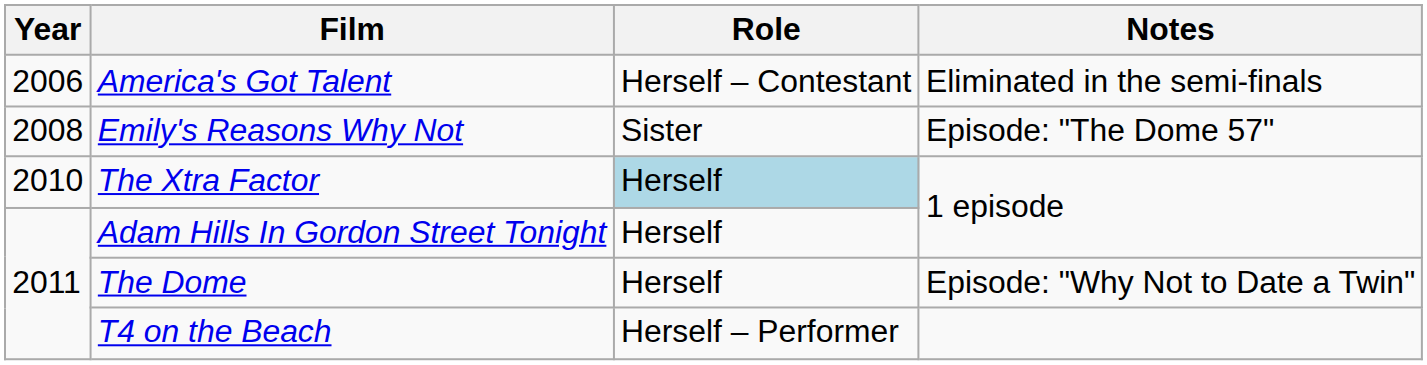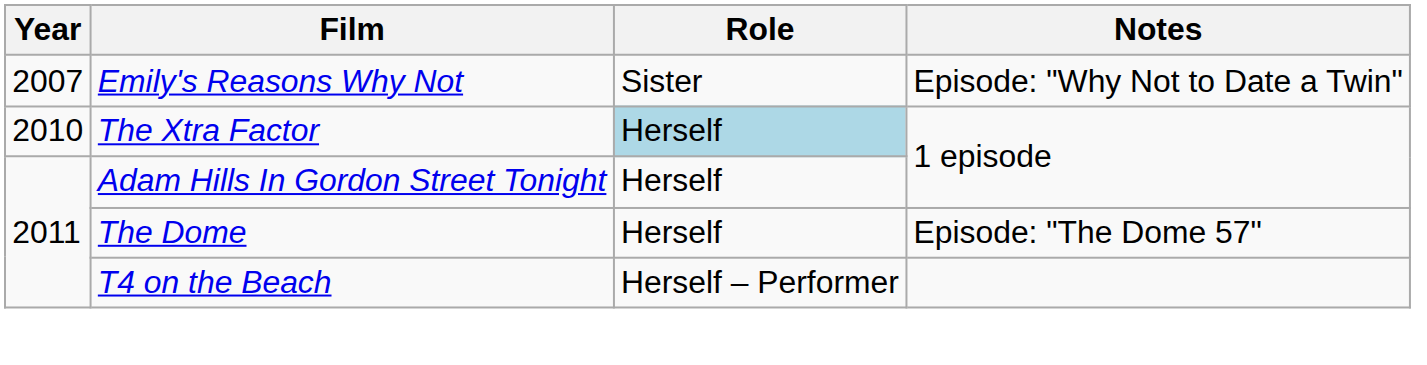- row: (245, 80)
(48, 130) 2008 -> (48, 80) 2007
(1100, 130) Episode: "The Dome 57" -> (1158, 80) Episode: "Why Not to Date a Twin"
(1171, 282) Episode: "Why Not to Date a Twin" -> (1088, 231) Episode: "The Dome 57"
